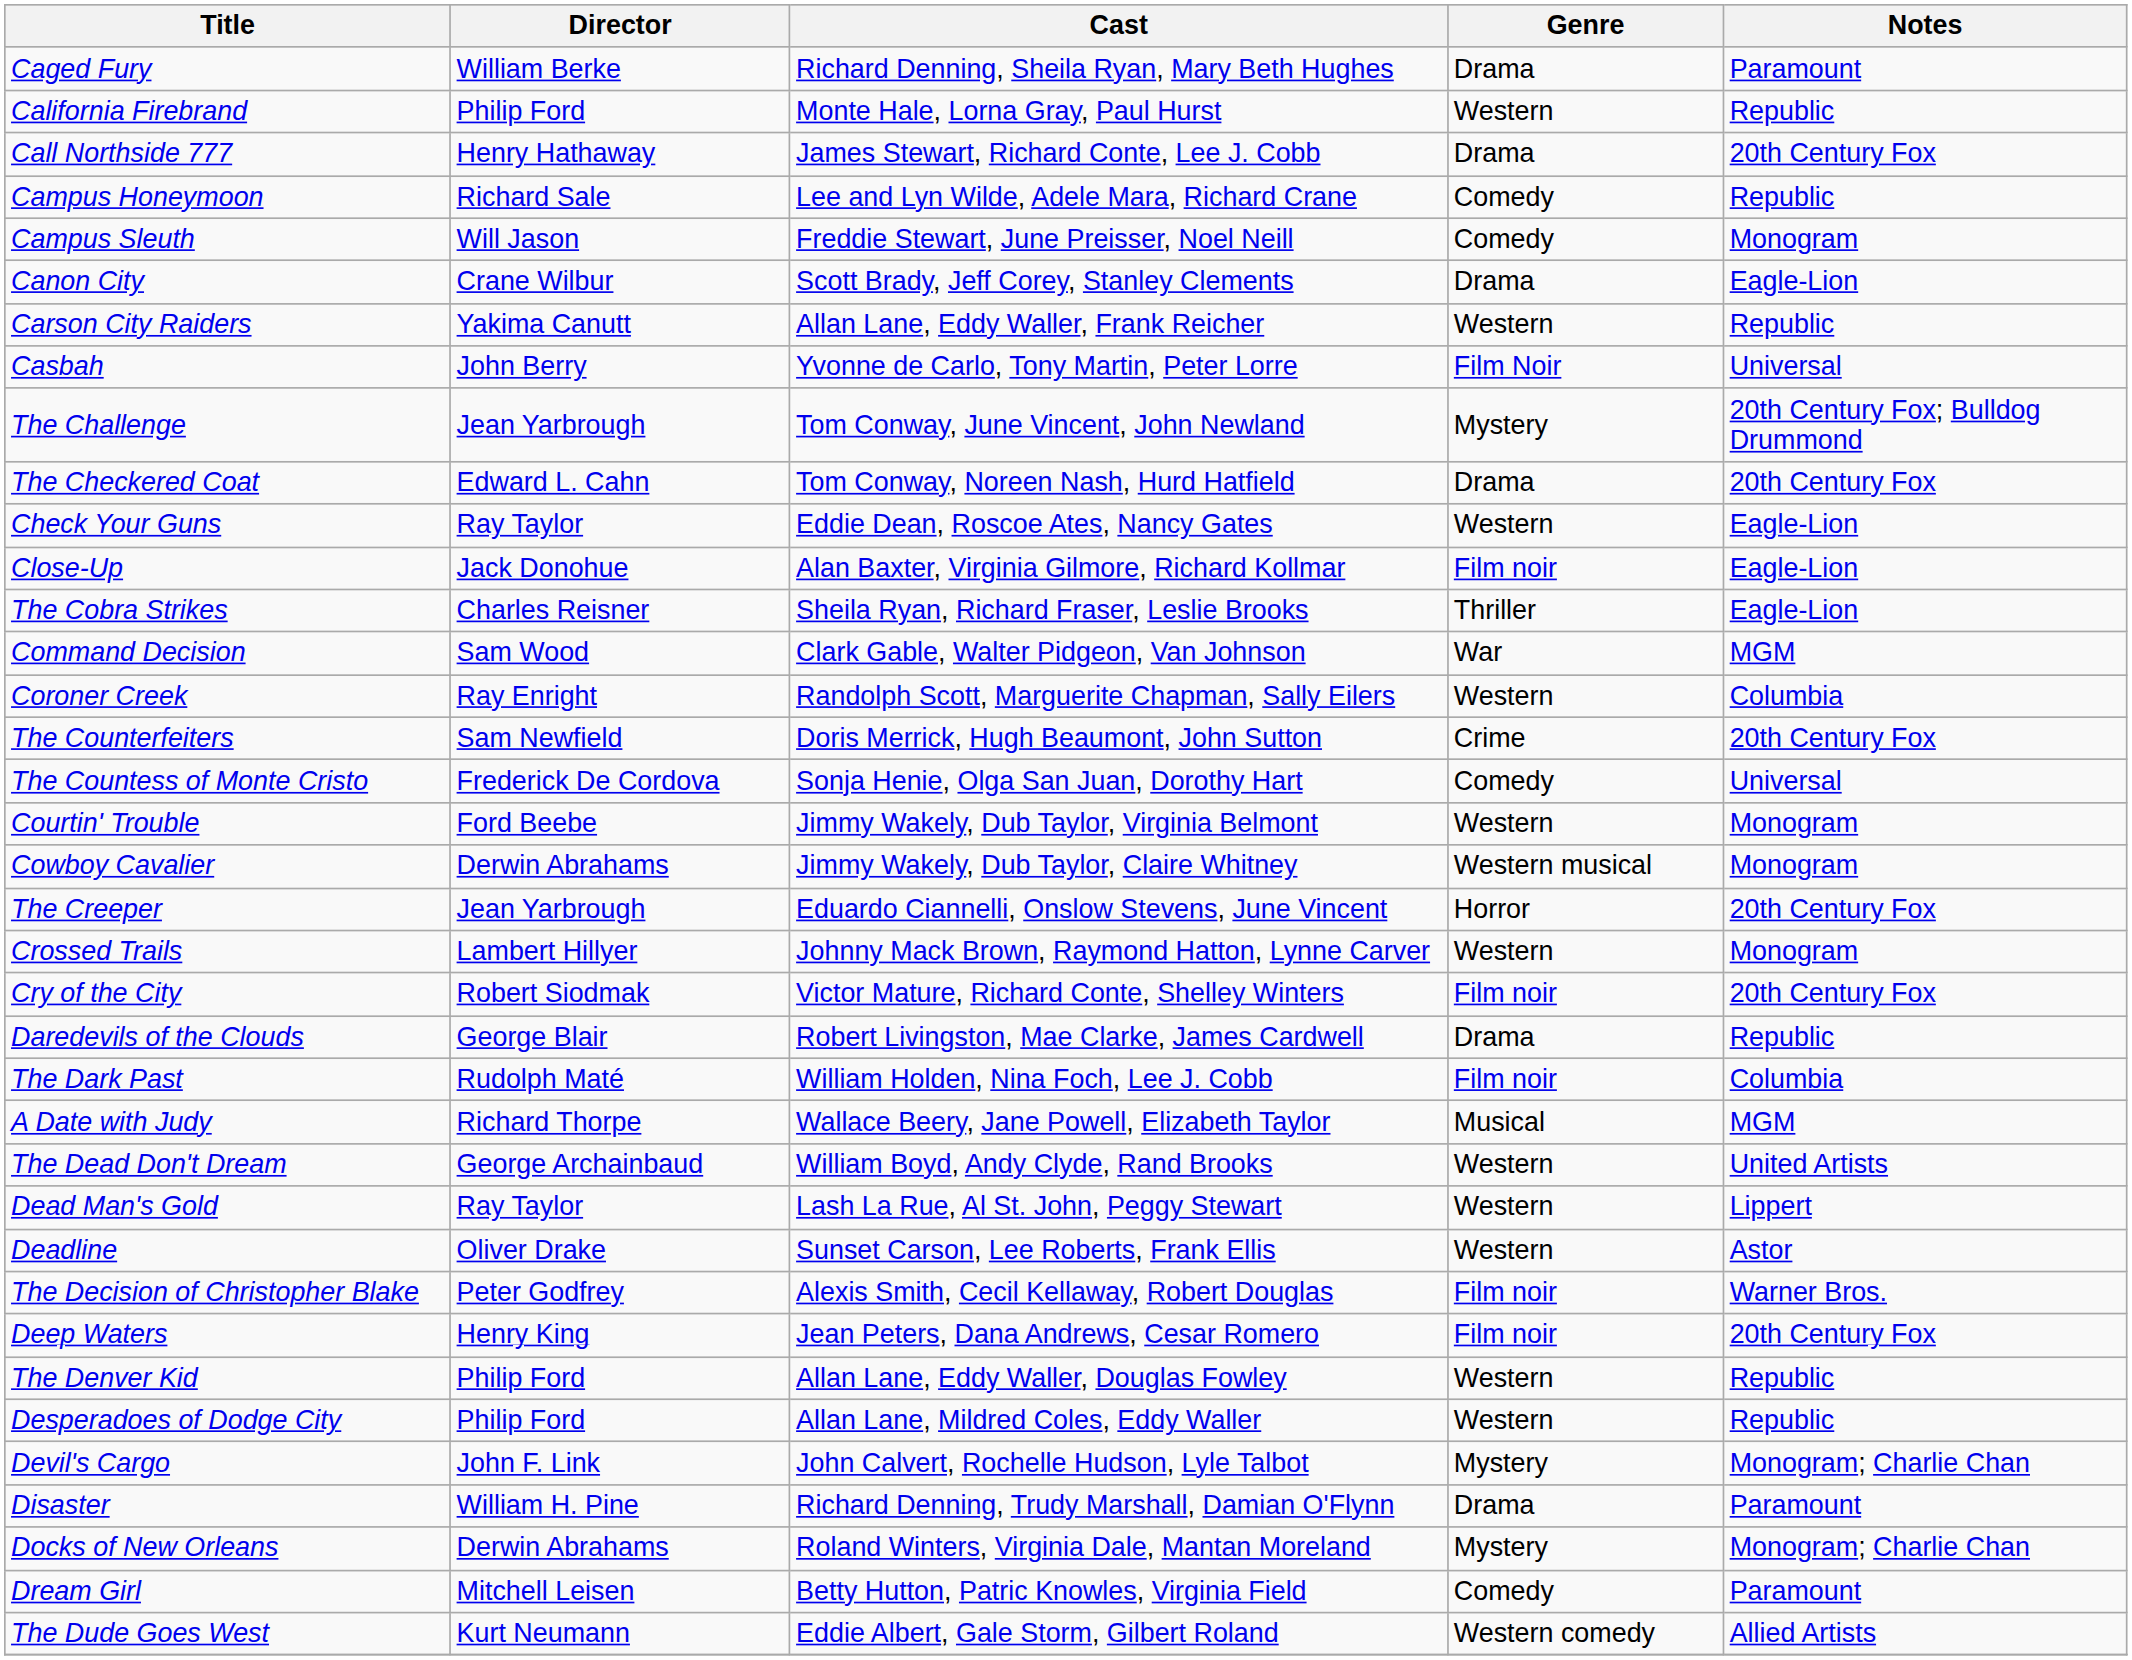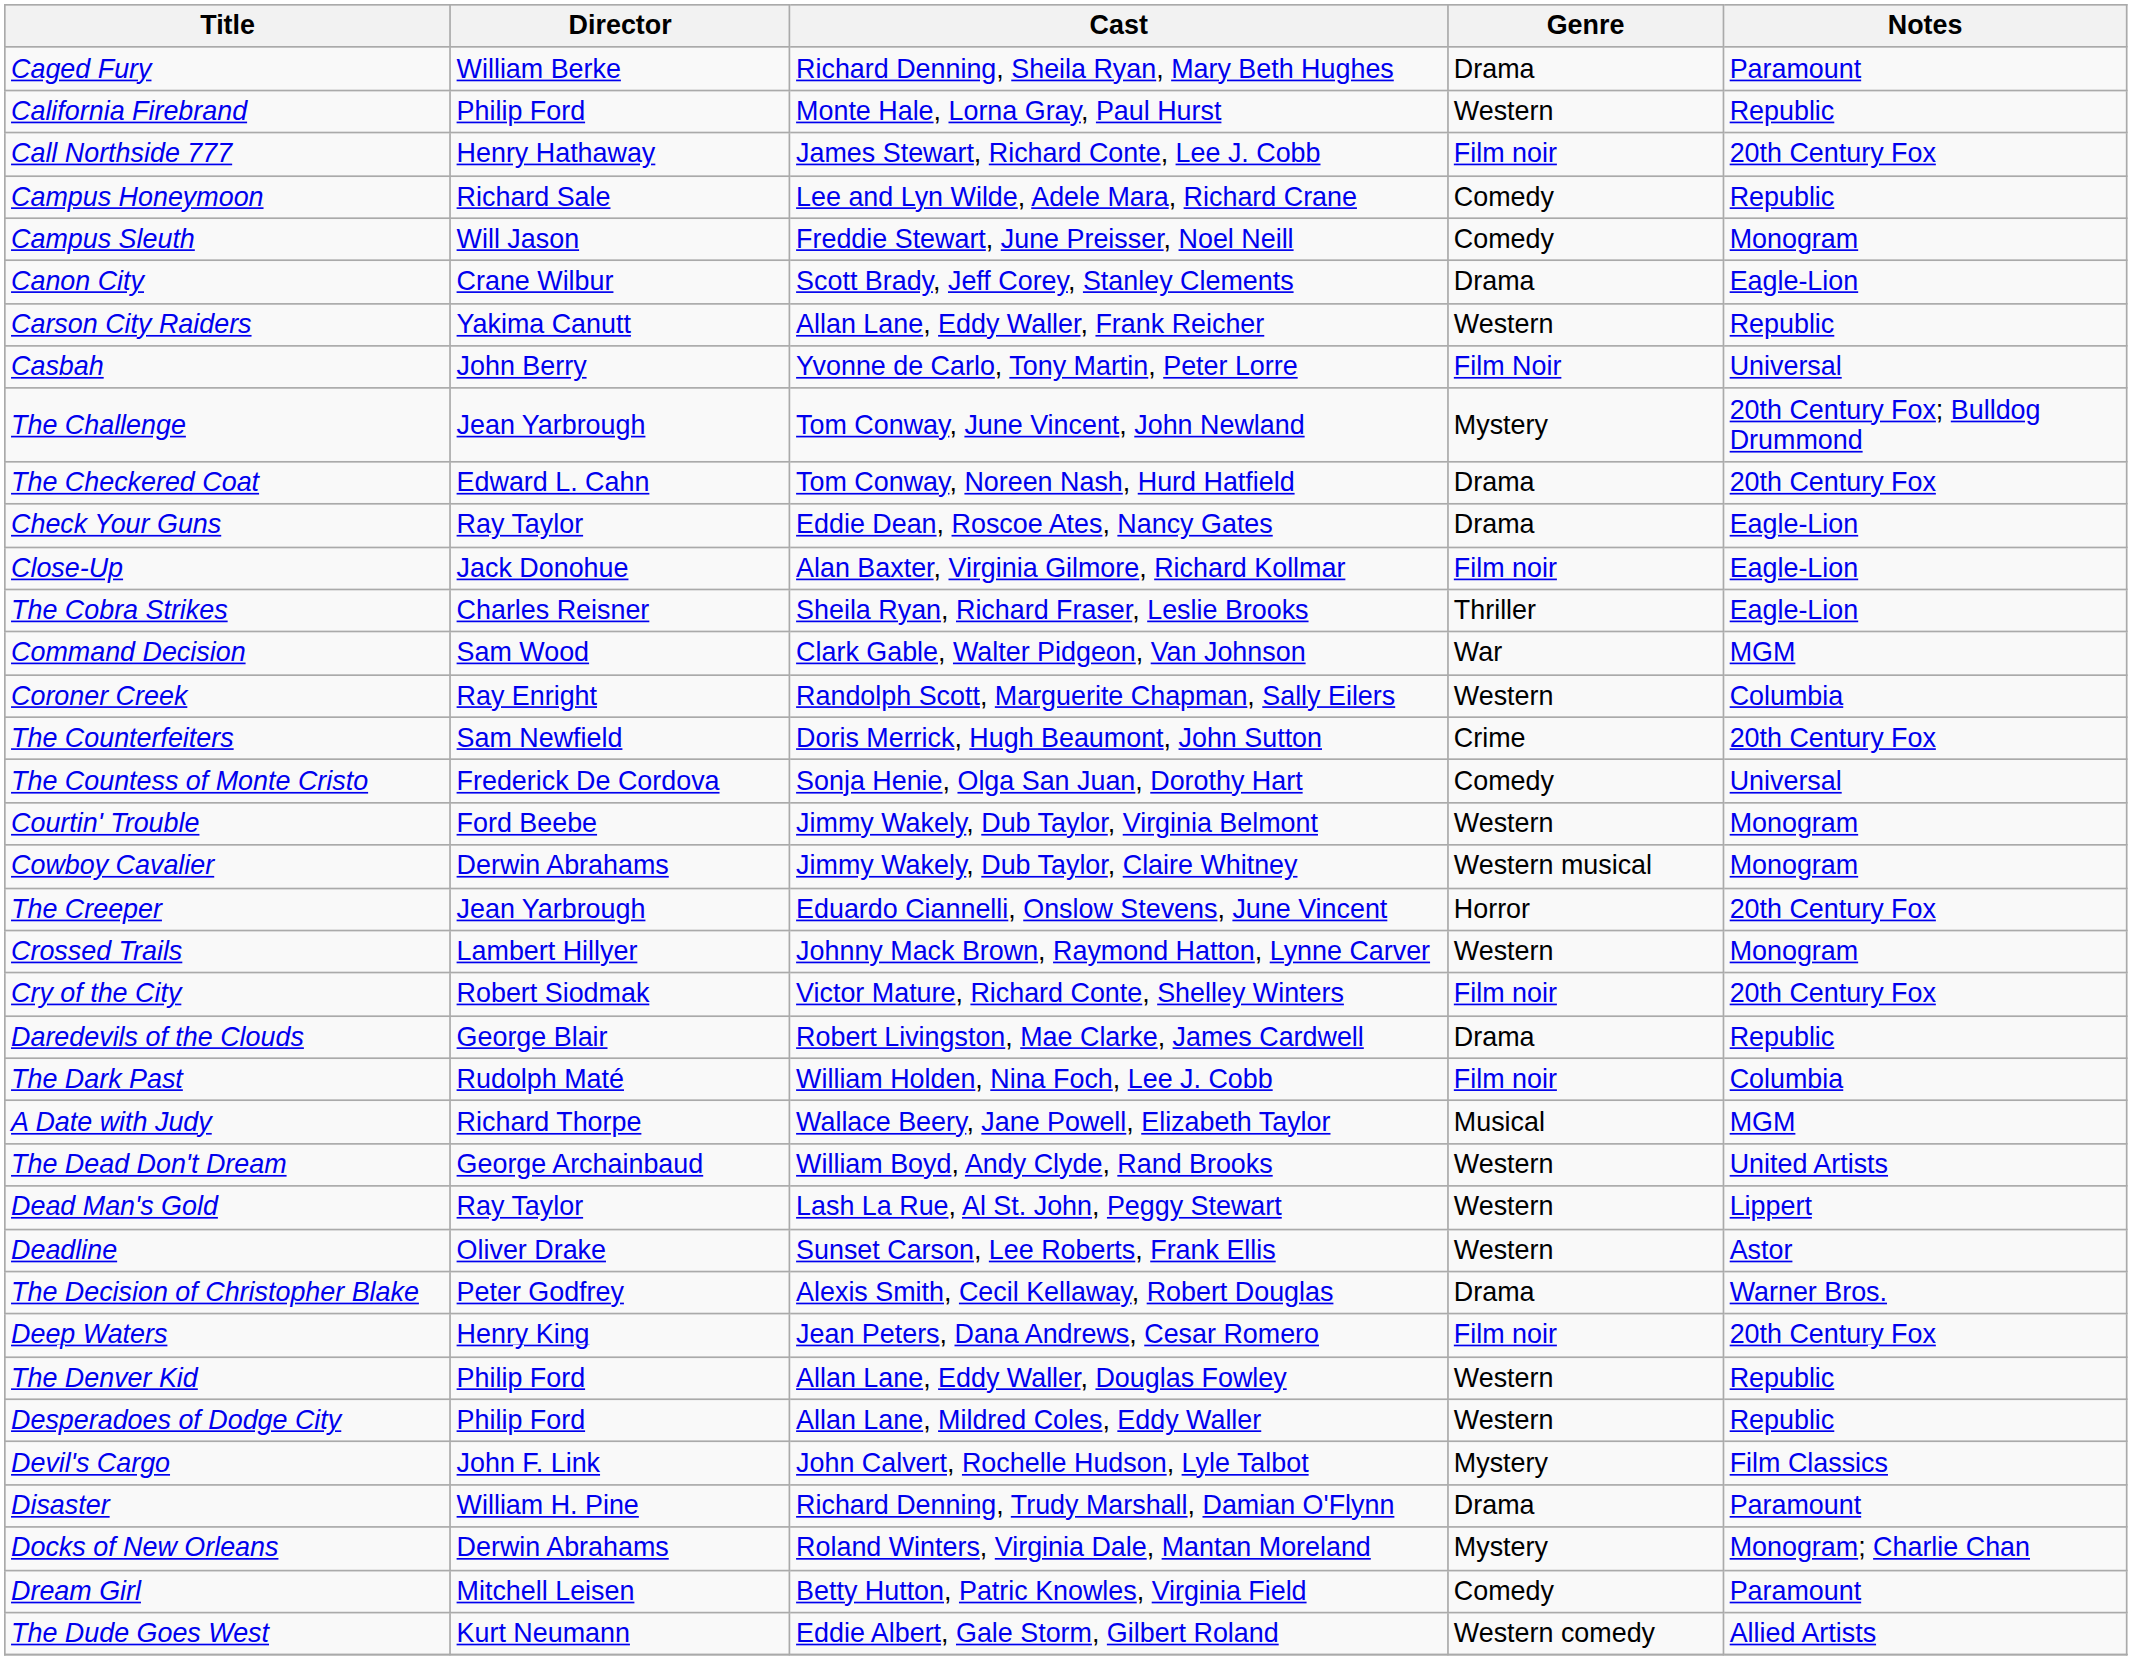(1494, 153) Drama -> (1505, 153) Film noir
(1504, 524) Western -> (1494, 524) Drama
(1505, 1292) Film noir -> (1494, 1292) Drama
(1880, 1462) Monogram; Charlie Chan -> (1809, 1462) Film Classics
